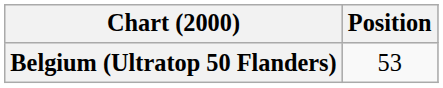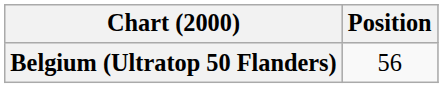(390, 62) 53 -> (390, 62) 56
